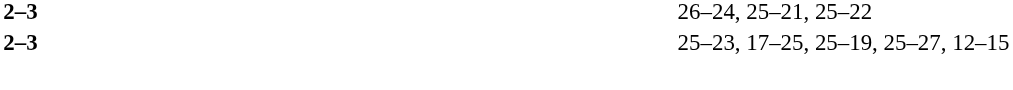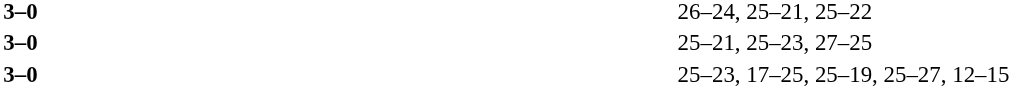(21, 11) 2–3 -> (21, 11) 3–0
+ row: (775, 42)
(21, 42) 2–3 -> (21, 74) 3–0
